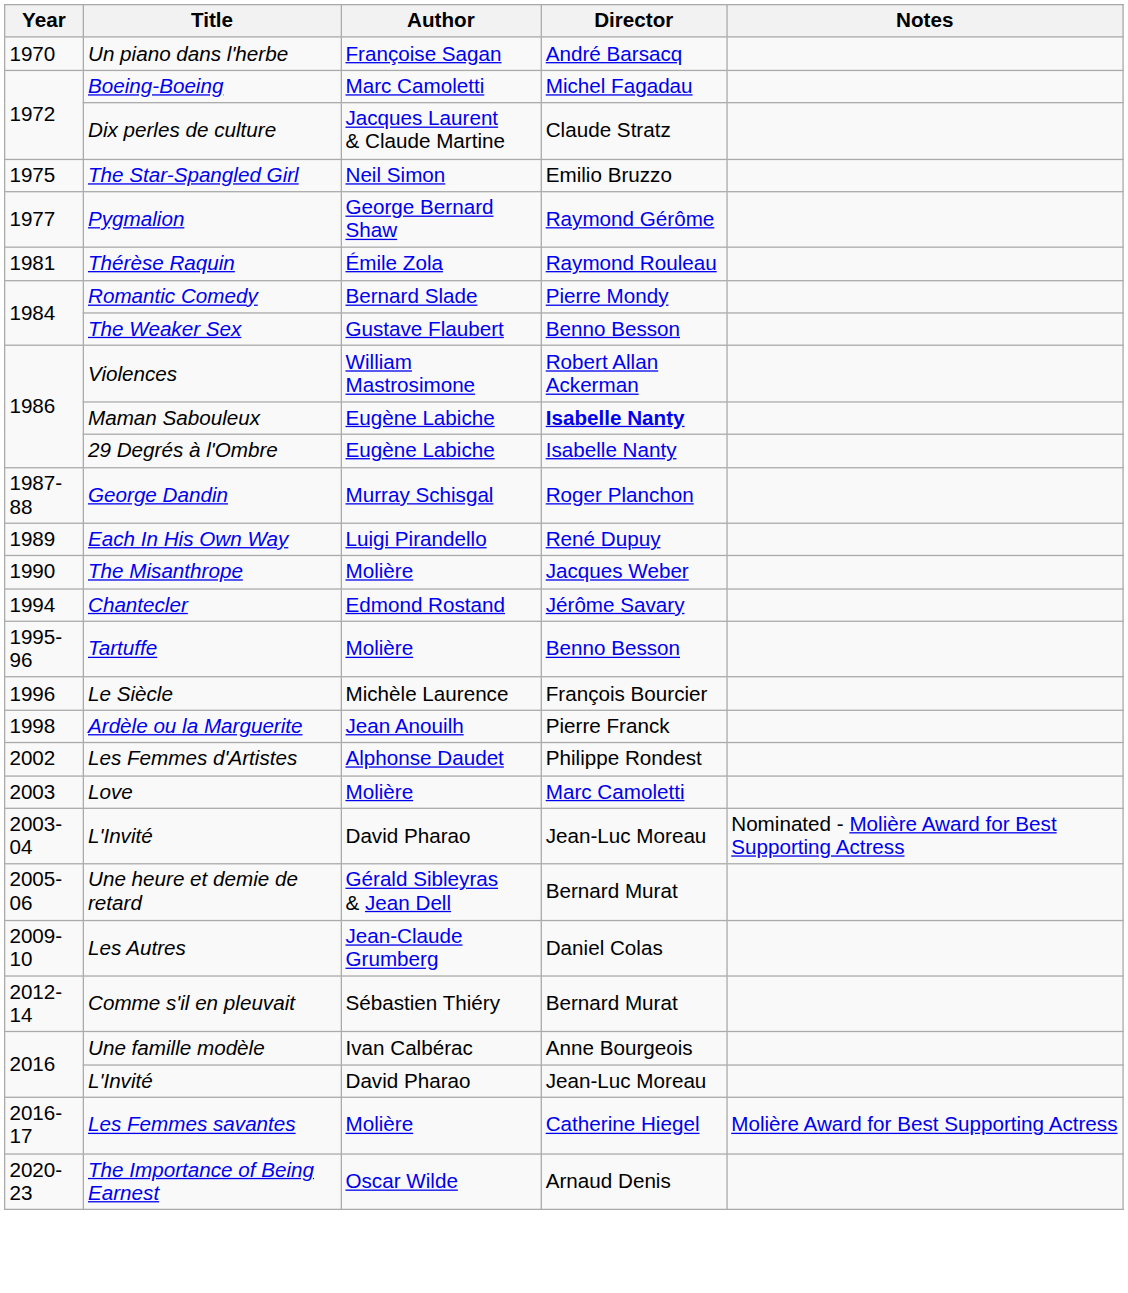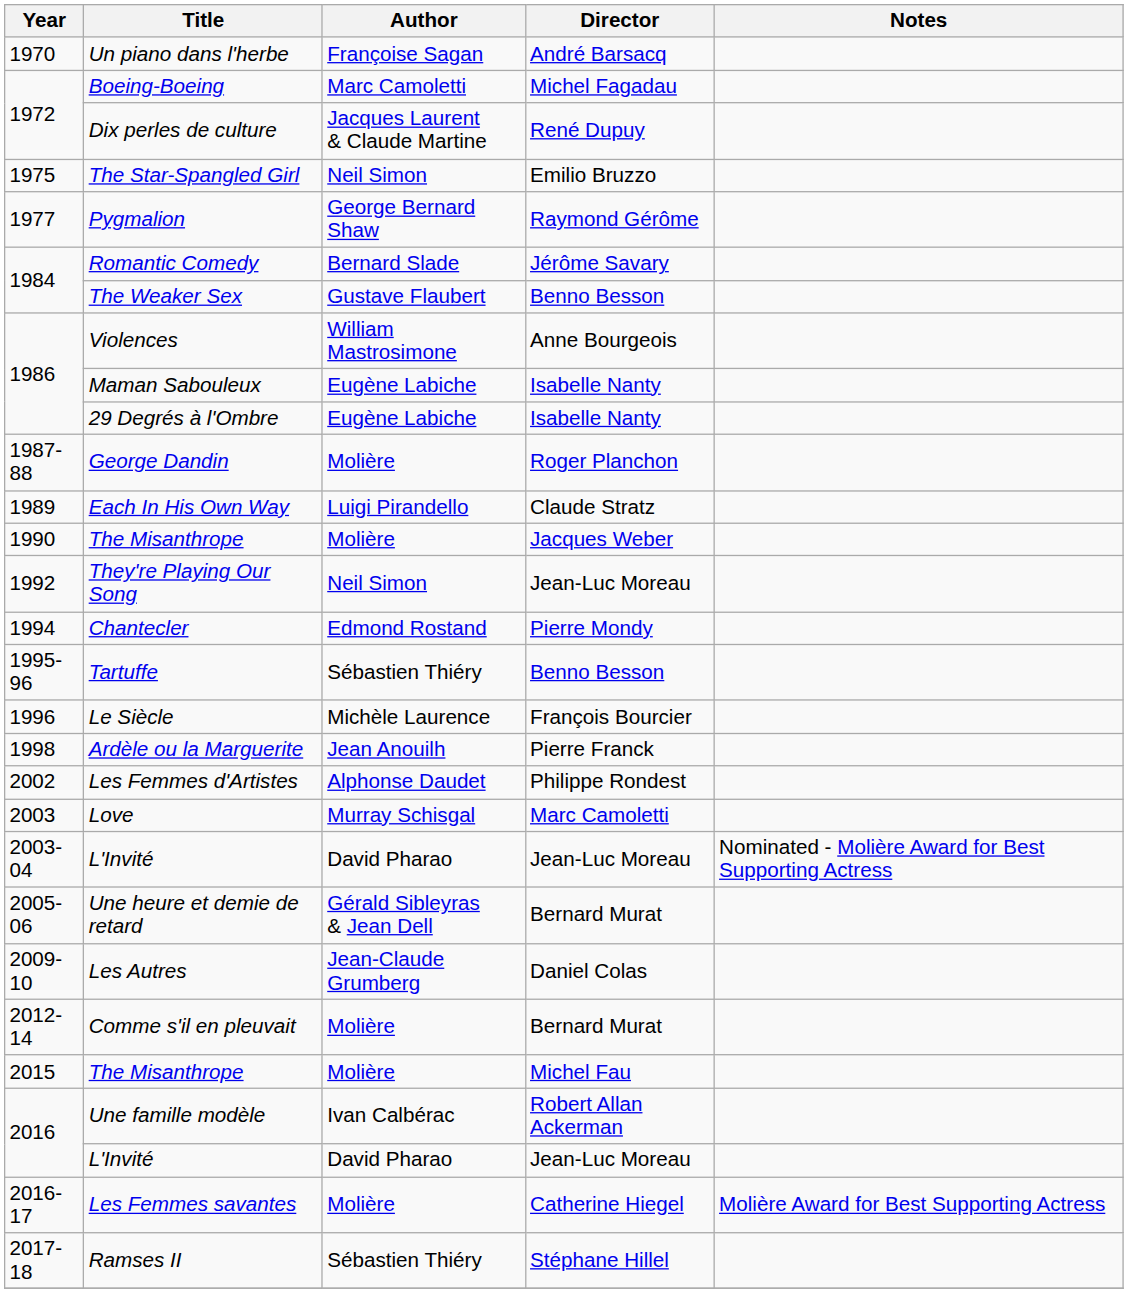(608, 130) Claude Stratz -> (587, 130) René Dupuy
- row: (32, 263)
(607, 296) Pierre Mondy -> (599, 263) Jérôme Savary
(602, 373) Robert Allan Ackerman -> (603, 340) Anne Bourgeois
(615, 417) bold -> (595, 385) normal
(419, 494) Murray Schisgal -> (361, 462) Molière
(603, 539) René Dupuy -> (593, 506) Claude Stratz
+ row: (32, 583)
(615, 604) Jérôme Savary -> (591, 627) Pierre Mondy
(379, 649) Molière -> (404, 672) Sébastien Thiéry
(379, 791) Molière -> (401, 814) Murray Schisgal
(423, 1003) Sébastien Thiéry -> (361, 1027) Molière
+ row: (32, 1071)
(619, 1048) Anne Bourgeois -> (586, 1115) Robert Allan Ackerman
+ row: (36, 1260)
- row: (36, 1181)
